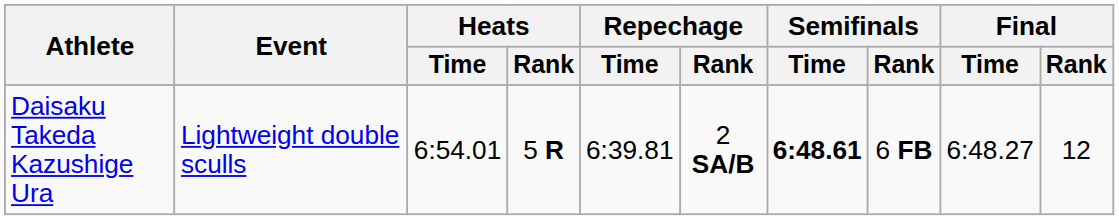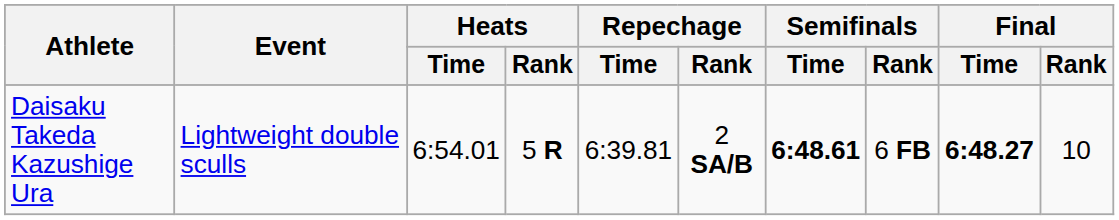(990, 150) normal -> (989, 150) bold
(1076, 150) 12 -> (1076, 150) 10
